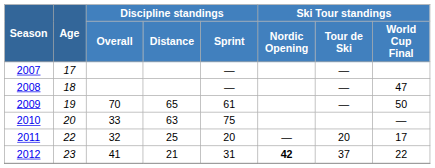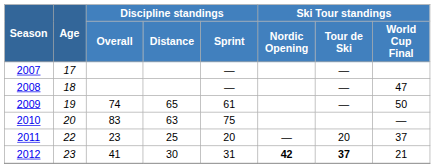(115, 104) 70 -> (115, 104) 74
(115, 121) 33 -> (115, 121) 83
(115, 138) 32 -> (115, 138) 23
(401, 138) 17 -> (401, 138) 37
(172, 155) 21 -> (172, 155) 30
(344, 155) normal -> (344, 155) bold
(401, 155) 22 -> (401, 155) 21
